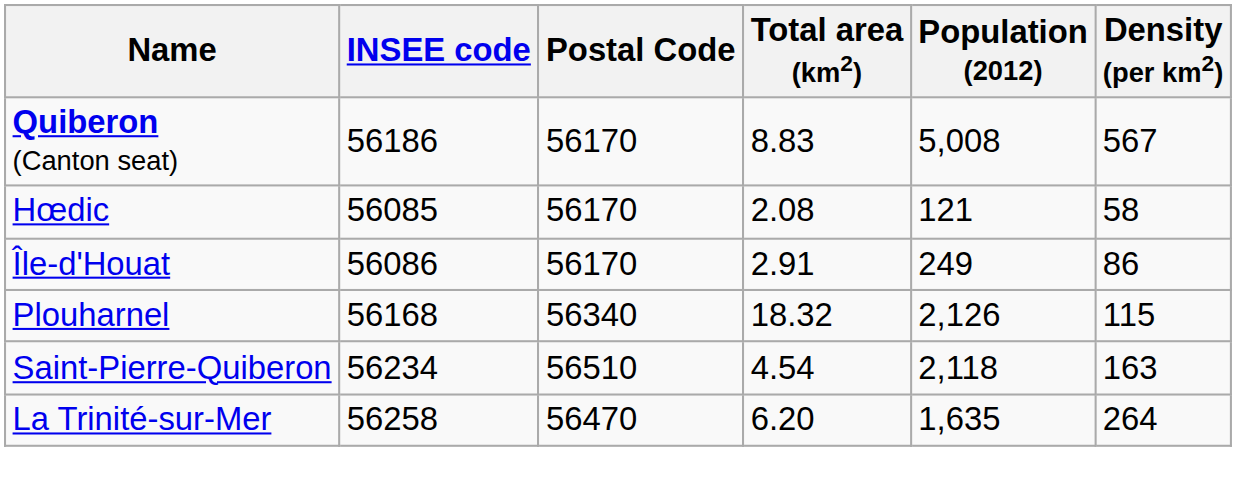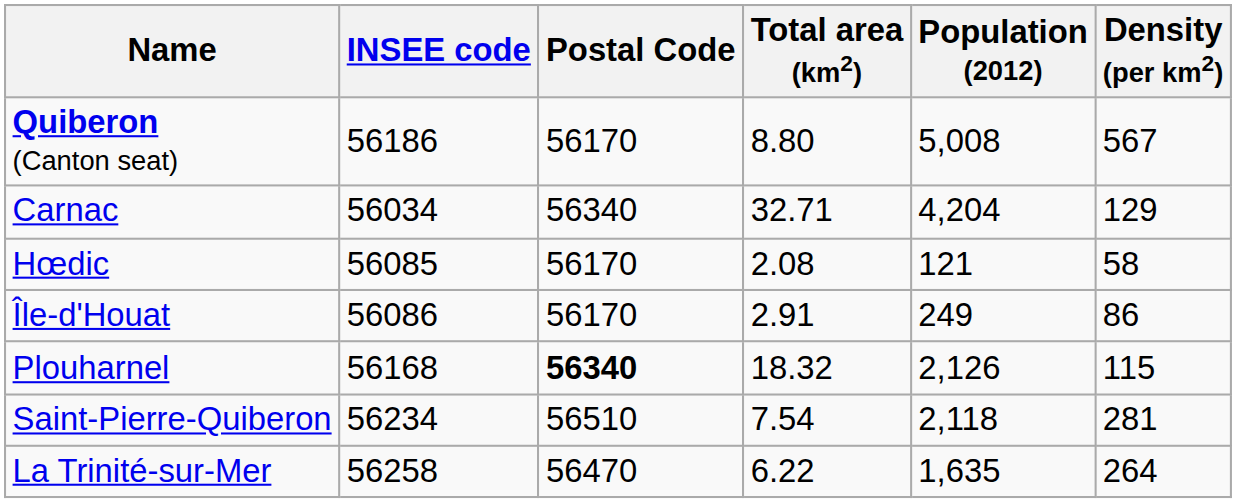(783, 140) 8.83 -> (783, 140) 8.80
+ row: (65, 211)
(592, 315) normal -> (592, 367) bold
(783, 367) 4.54 -> (783, 419) 7.54
(1130, 367) 163 -> (1130, 419) 281
(783, 419) 6.20 -> (783, 471) 6.22
